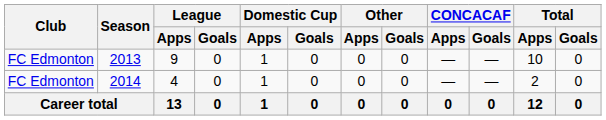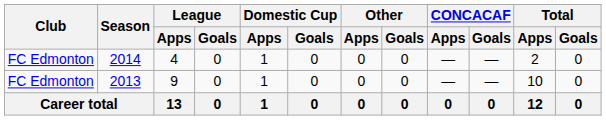rows swapped: (125, 60) <-> (125, 82)
